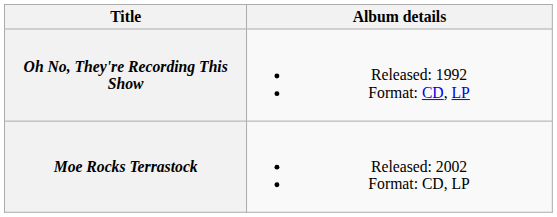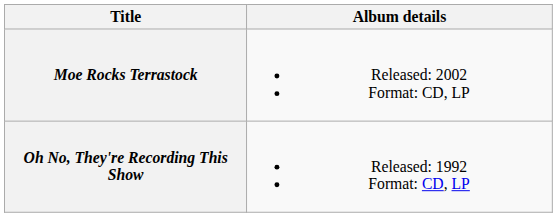rows swapped: (126, 75) <-> (126, 166)
